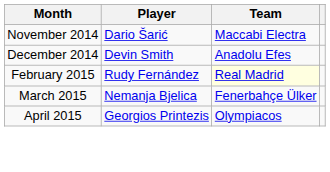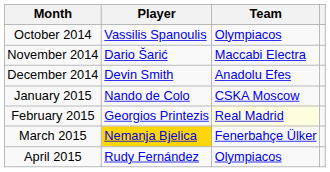+ row: (53, 34)
+ row: (53, 95)
(152, 75) Rudy Fernández -> (157, 116) Georgios Printezis
(151, 95) no background -> (151, 136) gold background
(157, 116) Georgios Printezis -> (152, 156) Rudy Fernández
